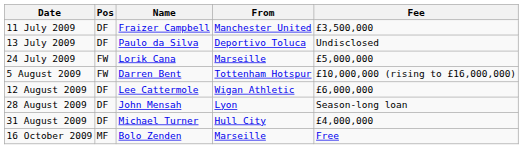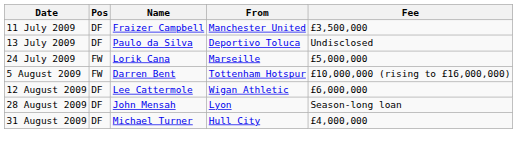- row: (49, 136)
